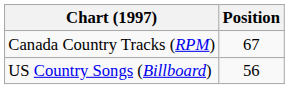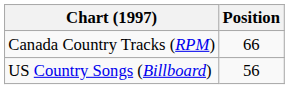(251, 44) 67 -> (251, 44) 66
